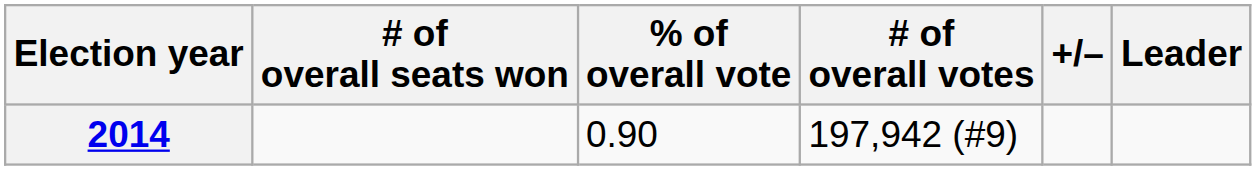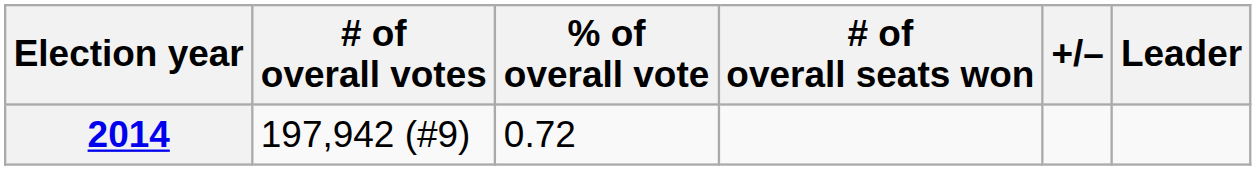columns swapped: (921, 54) <-> (415, 54)
(622, 134) 0.90 -> (540, 134) 0.72
